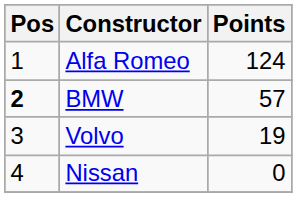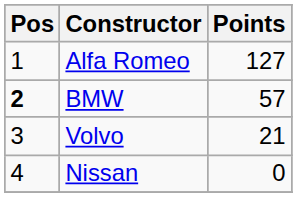(266, 61) 124 -> (266, 61) 127
(272, 136) 19 -> (272, 136) 21
